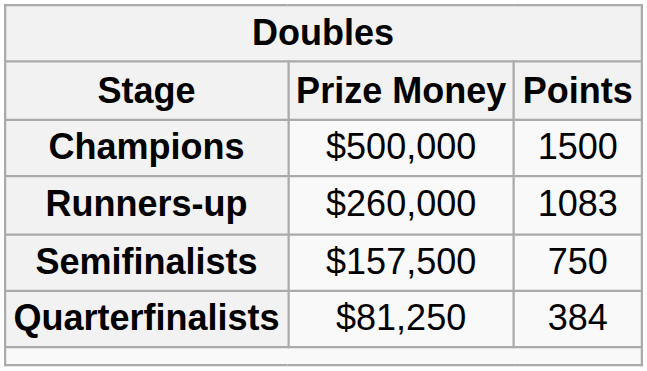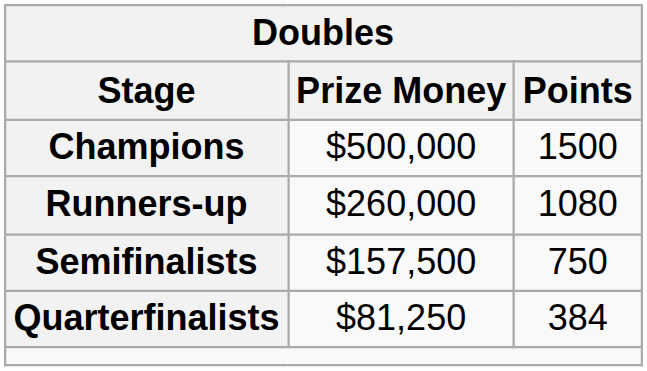(578, 204) 1083 -> (578, 204) 1080
